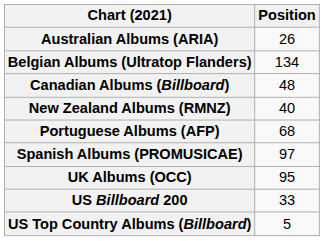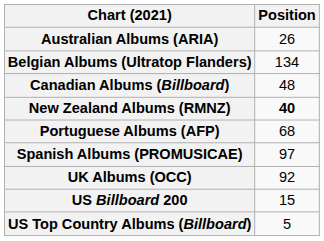(287, 108) normal -> (287, 108) bold
(287, 177) 95 -> (287, 177) 92
(287, 200) 33 -> (287, 200) 15
